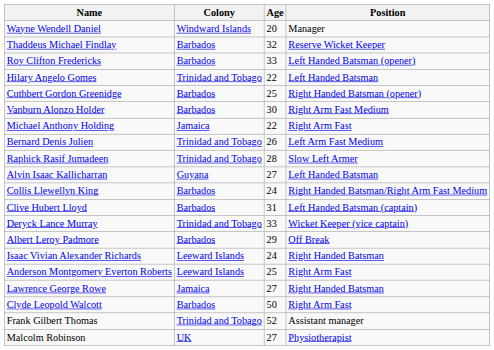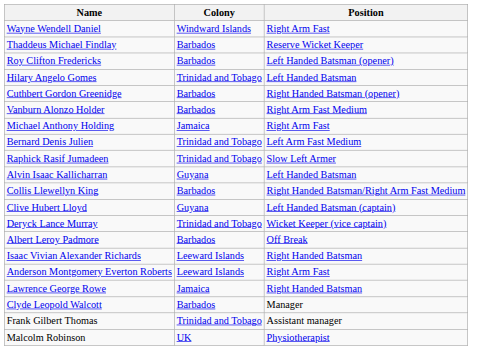- column: (275, 12)
(307, 28) Manager -> (298, 28) Right Arm Fast
(196, 207) Barbados -> (193, 207) Guyana
(320, 304) Right Arm Fast -> (285, 304) Manager
